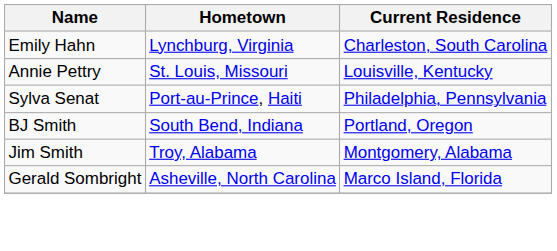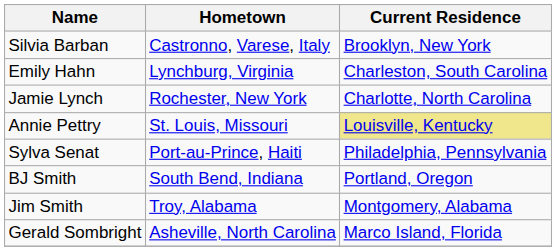+ row: (58, 44)
+ row: (56, 98)
(418, 71) no background -> (418, 125) khaki background
